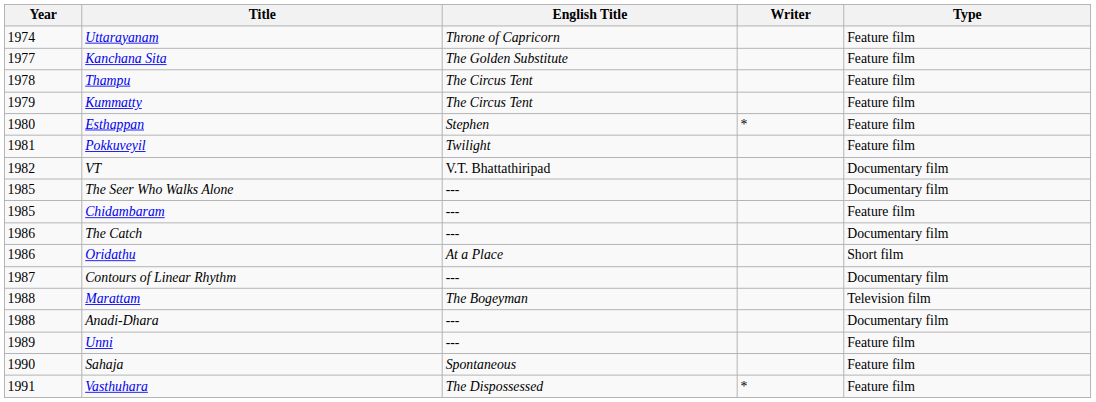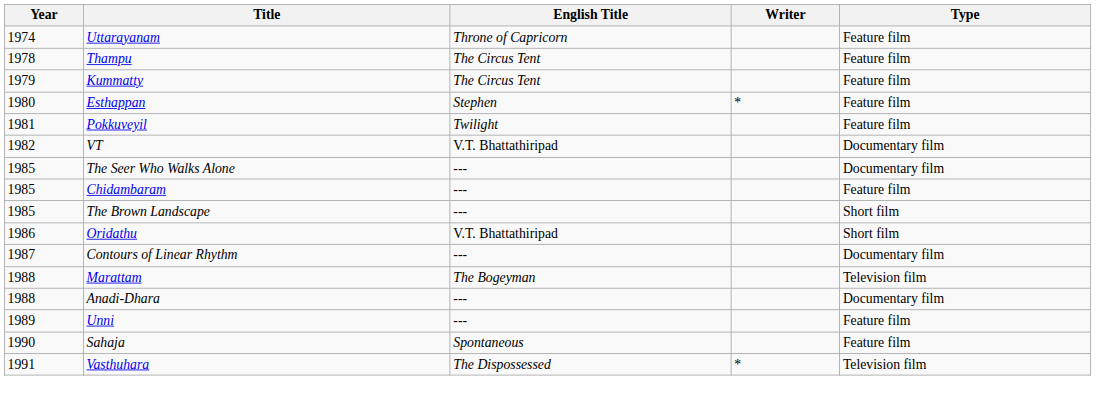- row: (126, 59)
+ row: (148, 211)
- row: (114, 233)
(474, 255) At a Place -> (506, 233) V.T. Bhattathiripad
(881, 386) Feature film -> (885, 364) Television film
